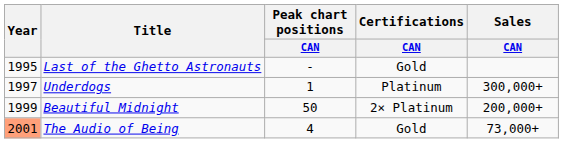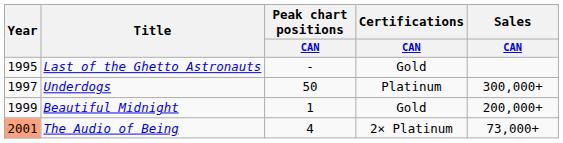(310, 87) 1 -> (310, 87) 50
(310, 108) 50 -> (310, 108) 1
(411, 108) 2× Platinum -> (411, 108) Gold
(411, 128) Gold -> (411, 128) 2× Platinum
